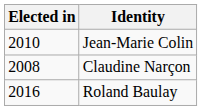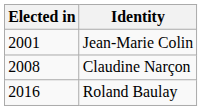(24, 42) 2010 -> (24, 42) 2001
